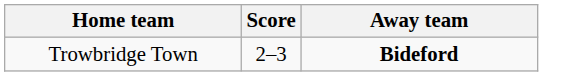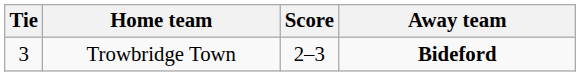+ column: (24, 20)
